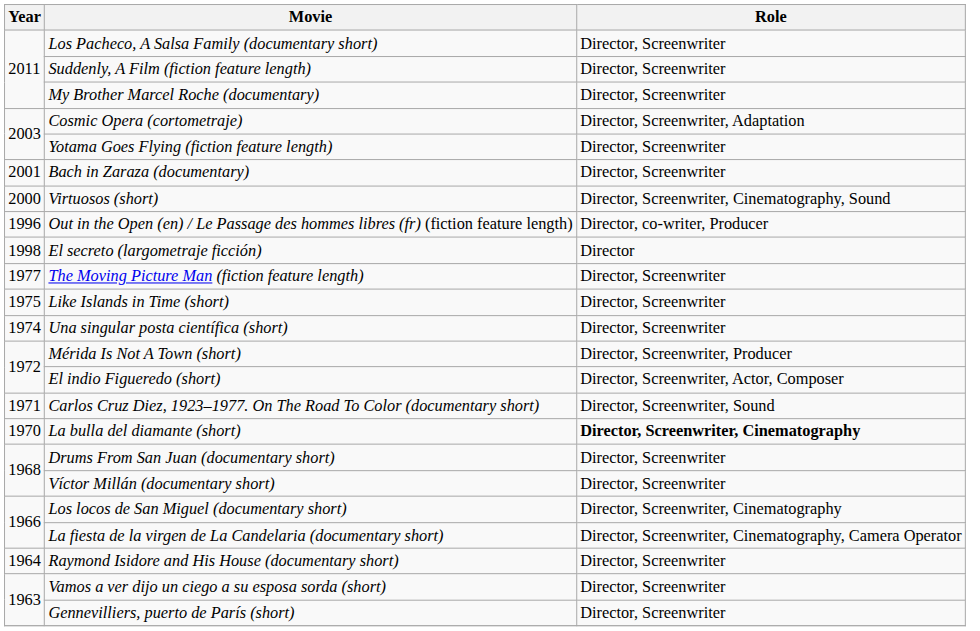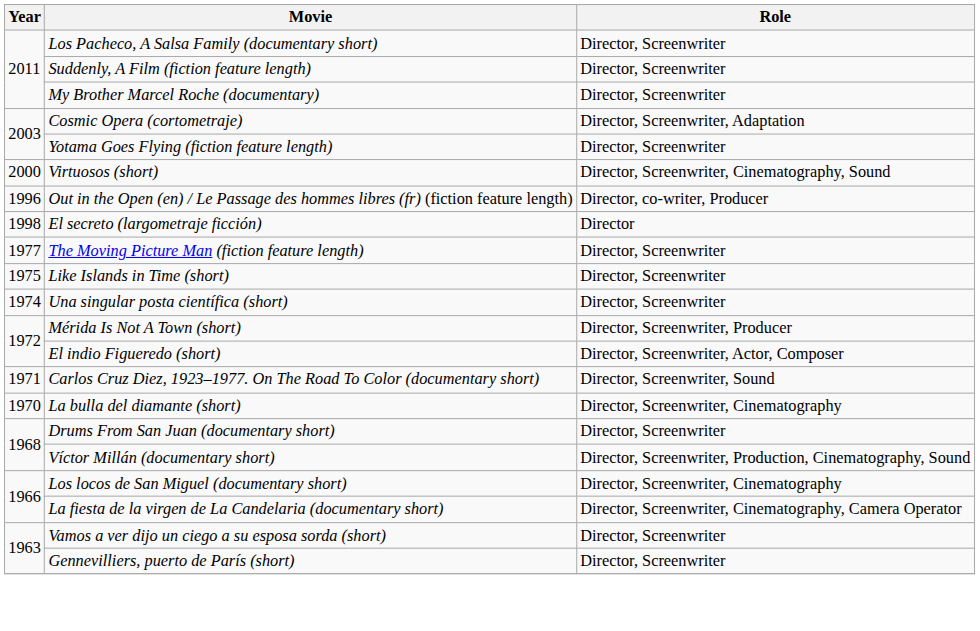- row: (149, 172)
(720, 431) bold -> (711, 405) normal
(653, 483) Director, Screenwriter -> (775, 457) Director, Screenwriter, Production, Cinematography, Sound
- row: (224, 560)
